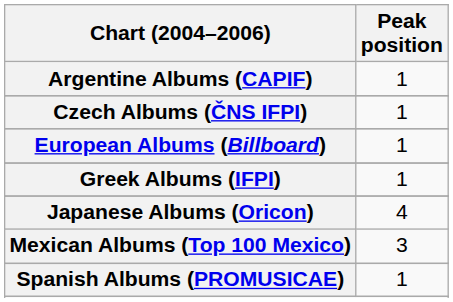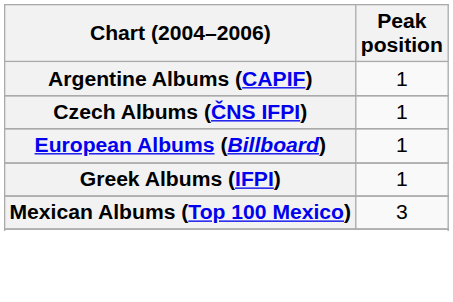- row: (180, 212)
- row: (180, 279)
